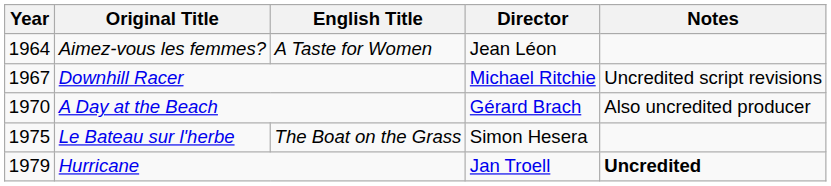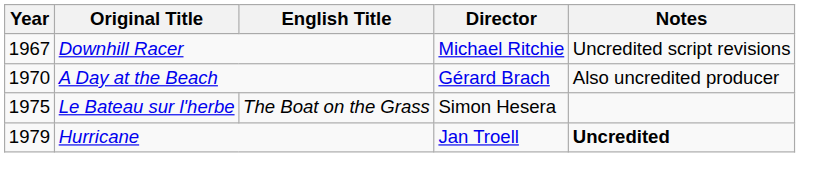- row: (162, 48)
